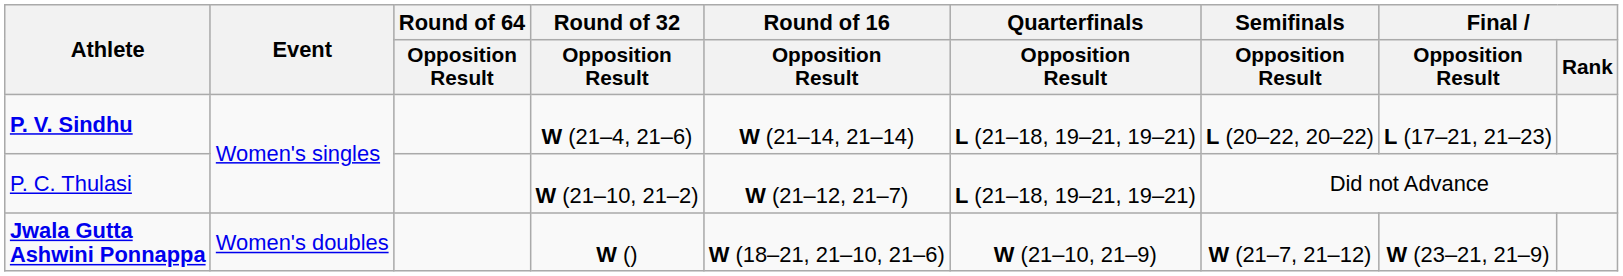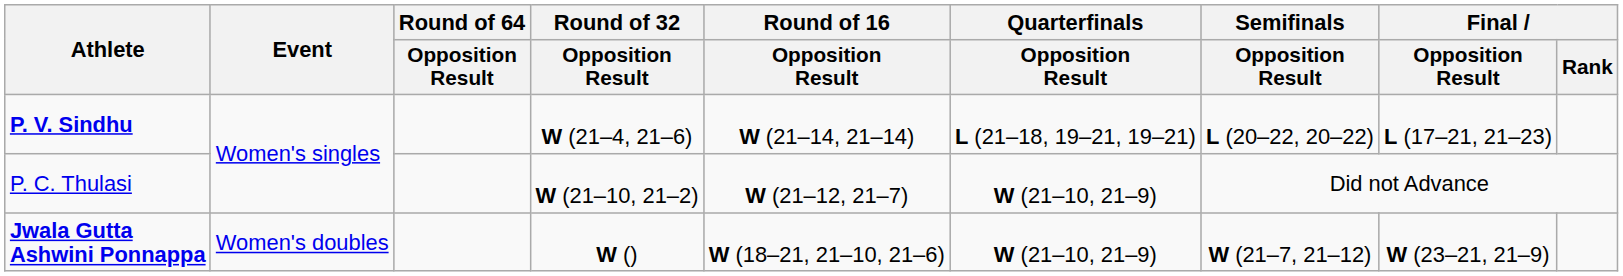(1075, 196) L (21–18, 19–21, 19–21) -> (1075, 196) W (21–10, 21–9)
